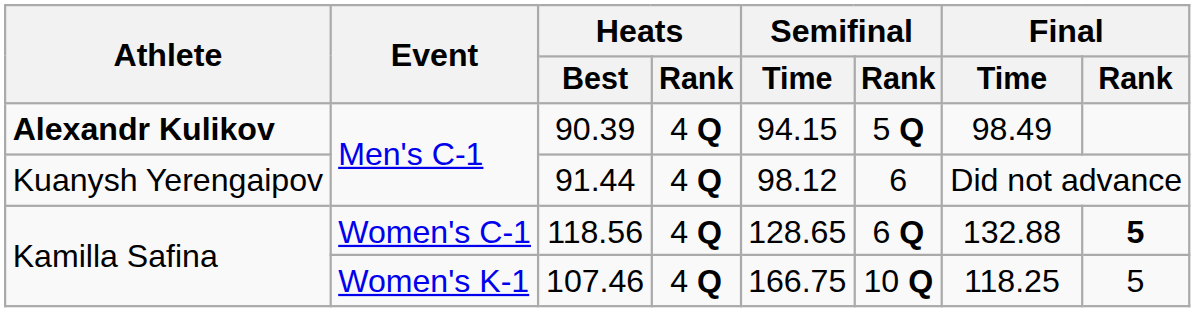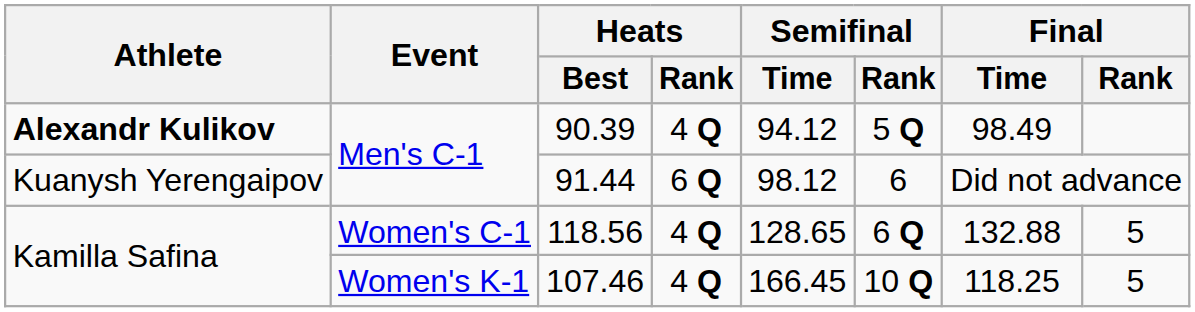(797, 129) 94.15 -> (797, 129) 94.12
(696, 180) 4 Q -> (696, 180) 6 Q
(1135, 231) bold -> (1135, 231) normal
(797, 282) 166.75 -> (797, 282) 166.45
